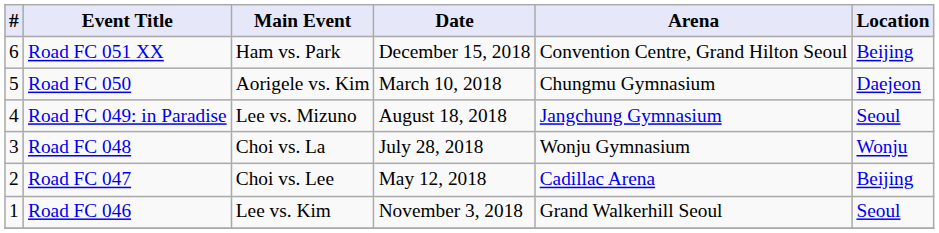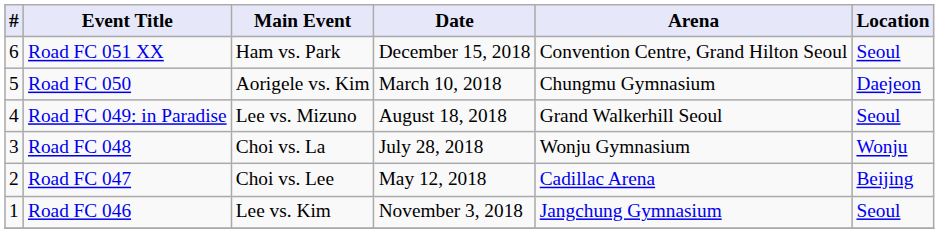(885, 52) Beijing -> (878, 52) Seoul
(631, 115) Jangchung Gymnasium -> (631, 115) Grand Walkerhill Seoul
(631, 211) Grand Walkerhill Seoul -> (631, 211) Jangchung Gymnasium
